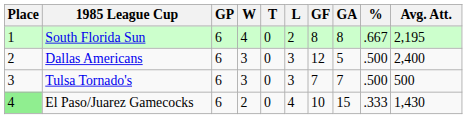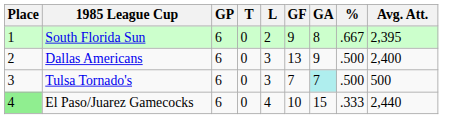- column: (249, 15)
(315, 37) 8 -> (291, 37) 9
(409, 37) 2,195 -> (386, 37) 2,395
(318, 59) 12 -> (294, 59) 13
(340, 59) 5 -> (316, 59) 9
(340, 80) no background -> (316, 80) paleturquoise background
(409, 102) 1,430 -> (386, 102) 2,440
